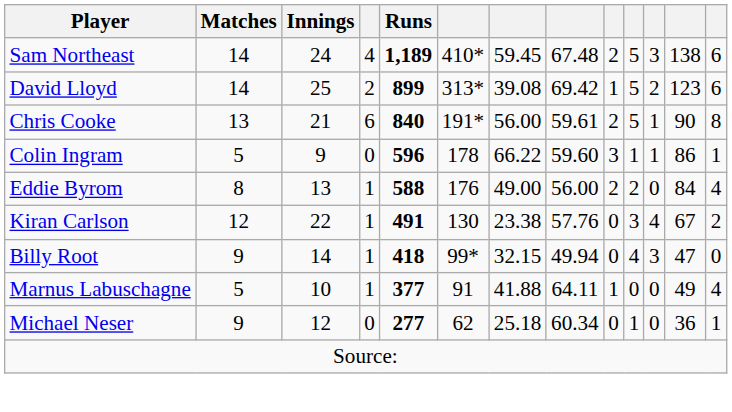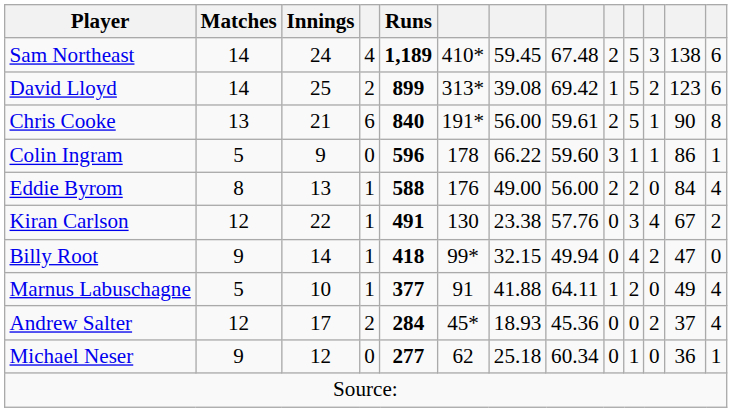(654, 255) 3 -> (654, 255) 2
(634, 289) 0 -> (634, 289) 2
+ row: (71, 322)
